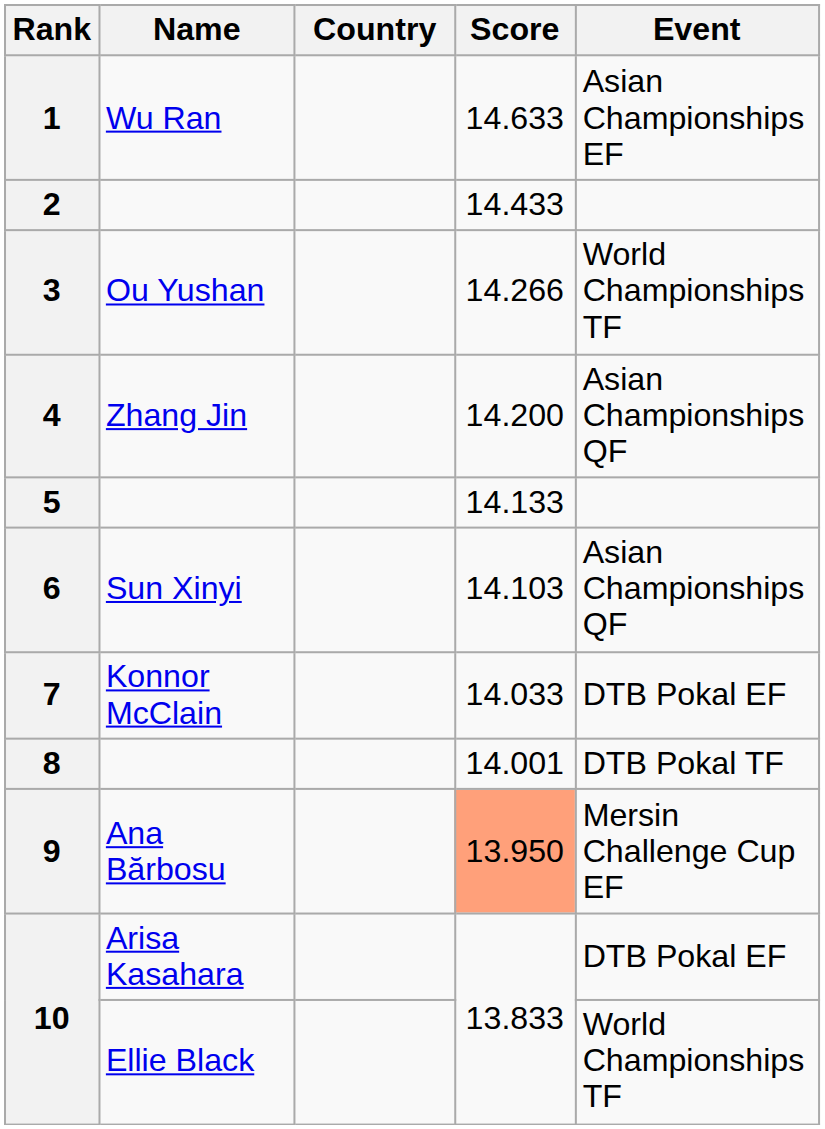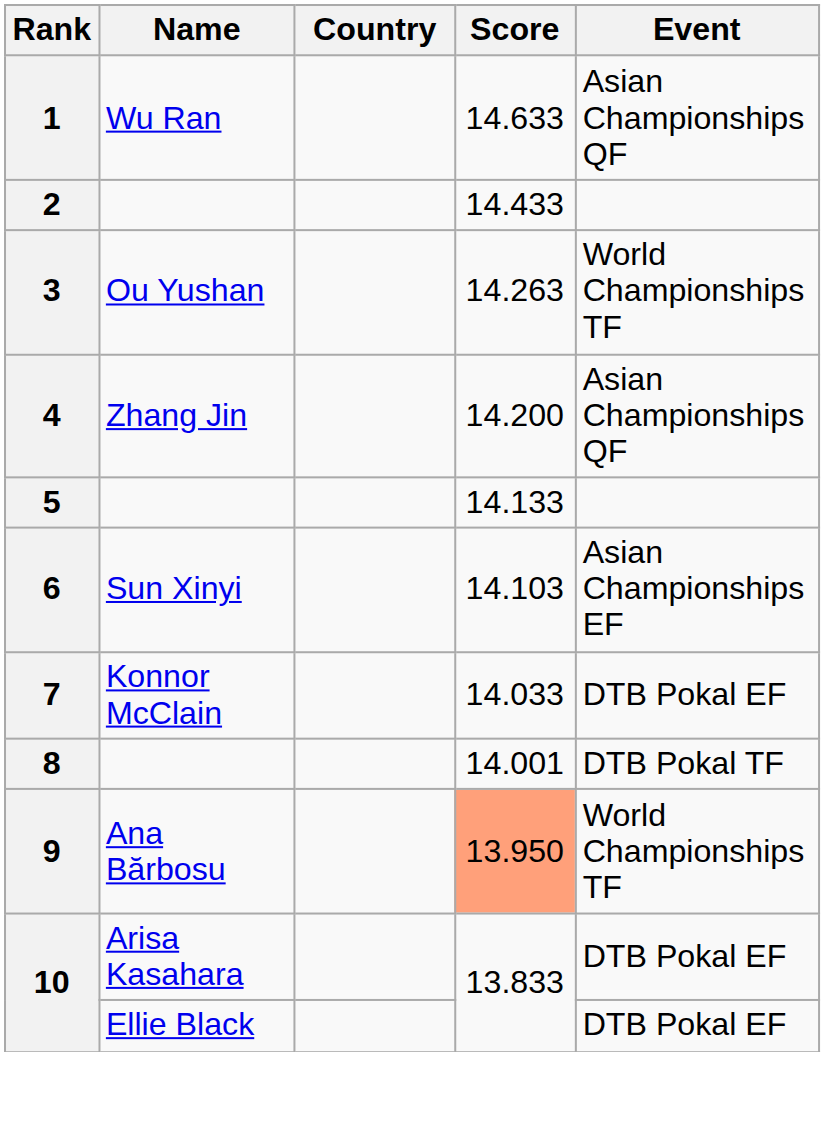(693, 117) Asian Championships EF -> (693, 117) Asian Championships QF
(515, 291) 14.266 -> (515, 291) 14.263
(693, 589) Asian Championships QF -> (693, 589) Asian Championships EF
(689, 850) Mersin Challenge Cup EF -> (693, 850) World Championships TF
(693, 1061) World Championships TF -> (684, 1025) DTB Pokal EF
